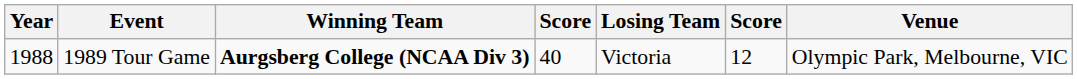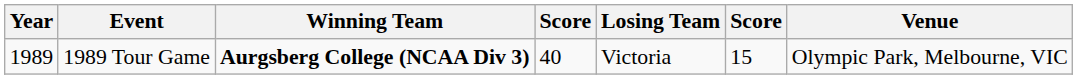(31, 56) 1988 -> (31, 56) 1989
(741, 56) 12 -> (741, 56) 15
